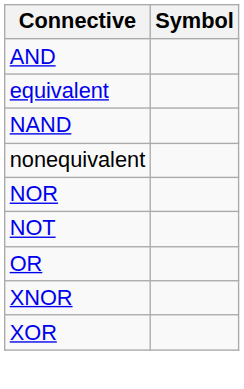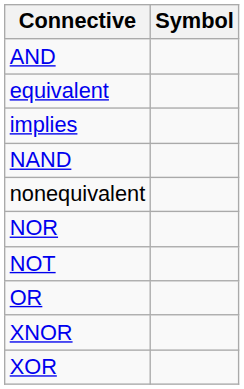+ row: (44, 125)
